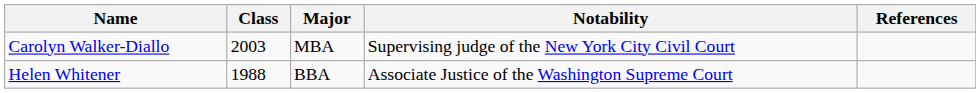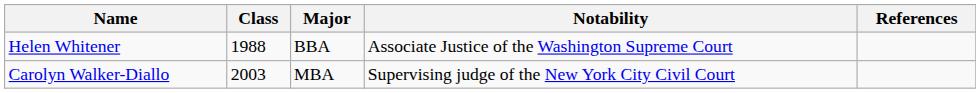rows swapped: (89, 46) <-> (64, 74)
